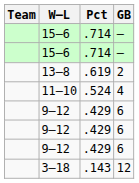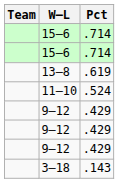- column: (124, 14)
